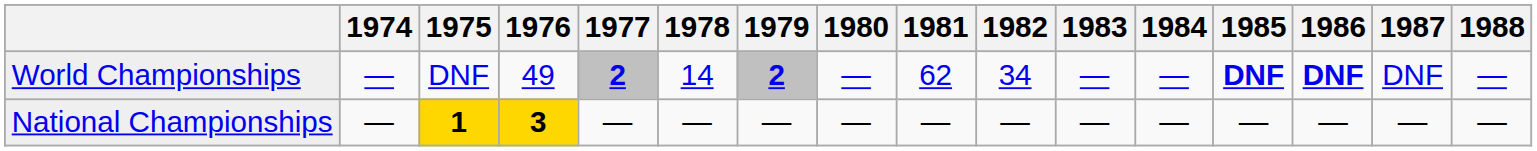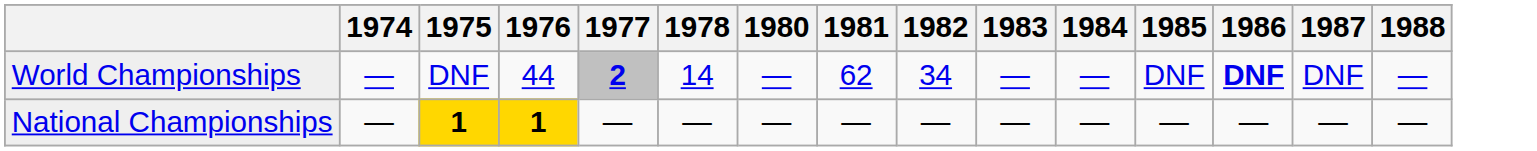- column: (777, 27)
(538, 74) 49 -> (538, 74) 44
(1254, 74) bold -> (1174, 74) normal
(538, 121) 3 -> (538, 121) 1
